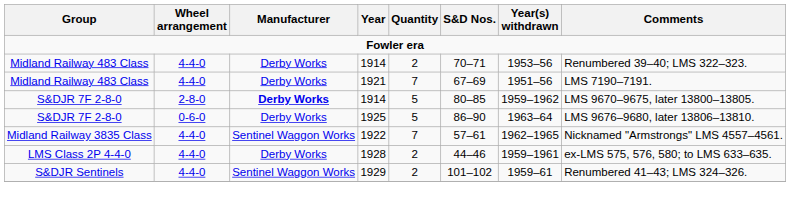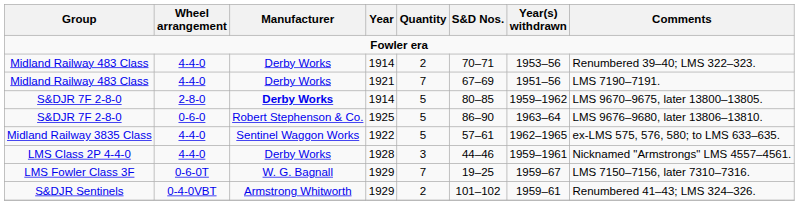(294, 117) Derby Works -> (298, 117) Robert Stephenson & Co.
(415, 136) 7 -> (423, 136) 5
(674, 136) Nicknamed "Armstrongs" LMS 4557–4561. -> (676, 136) ex-LMS 575, 576, 580; to LMS 633–635.
(415, 154) 2 -> (423, 154) 3
(668, 154) ex-LMS 575, 576, 580; to LMS 633–635. -> (682, 154) Nicknamed "Armstrongs" LMS 4557–4561.
+ row: (79, 172)
(192, 172) 4-4-0 -> (192, 191) 0-4-0VBT
(294, 172) Sentinel Waggon Works -> (298, 191) Armstrong Whitworth
